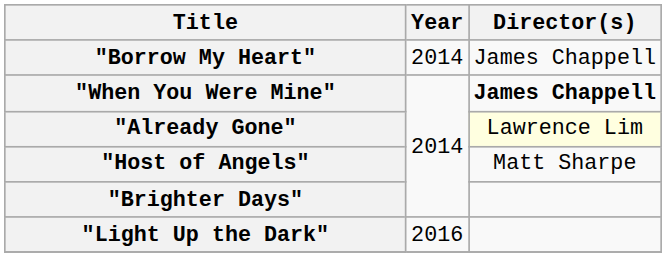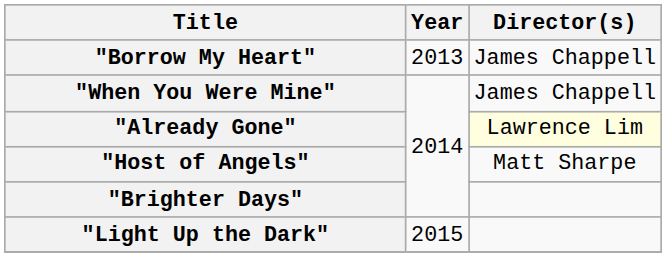(437, 58) 2014 -> (437, 58) 2013
(565, 93) bold -> (565, 93) normal
(437, 235) 2016 -> (437, 235) 2015
